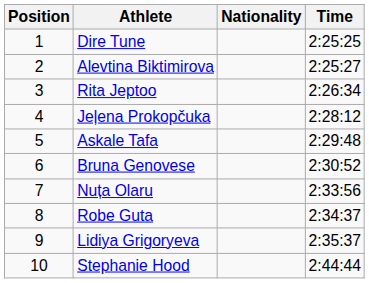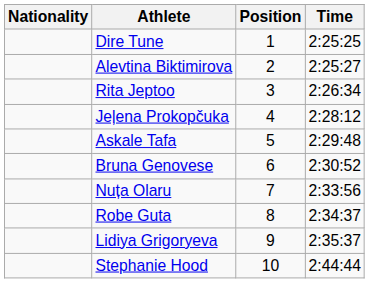columns swapped: (39, 16) <-> (261, 16)
